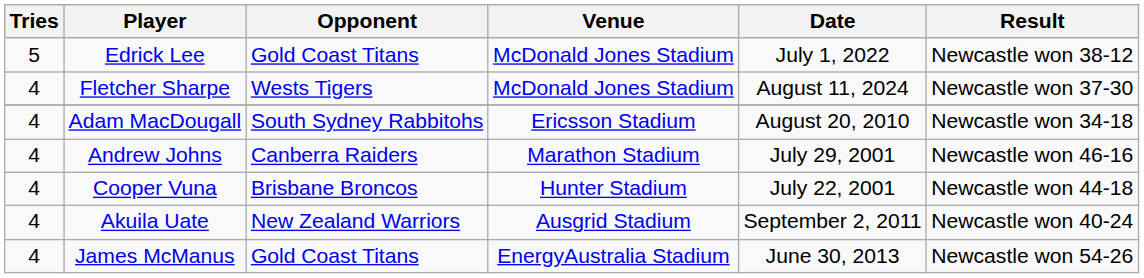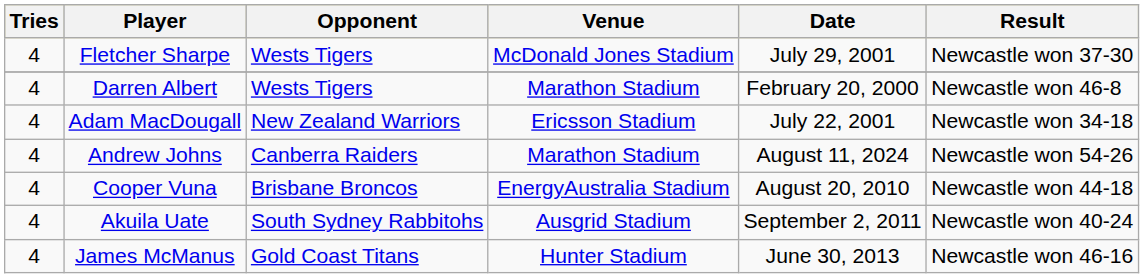- row: (155, 54)
(833, 88) August 11, 2024 -> (833, 54) July 29, 2001
+ row: (155, 88)
(367, 121) South Sydney Rabbitohs -> (356, 121) New Zealand Warriors
(833, 121) August 20, 2010 -> (833, 121) July 22, 2001
(833, 155) July 29, 2001 -> (833, 155) August 11, 2024
(1032, 155) Newcastle won 46-16 -> (1032, 155) Newcastle won 54-26
(613, 188) Hunter Stadium -> (613, 188) EnergyAustralia Stadium
(833, 188) July 22, 2001 -> (833, 188) August 20, 2010
(356, 222) New Zealand Warriors -> (367, 222) South Sydney Rabbitohs
(613, 255) EnergyAustralia Stadium -> (613, 255) Hunter Stadium
(1032, 255) Newcastle won 54-26 -> (1032, 255) Newcastle won 46-16
